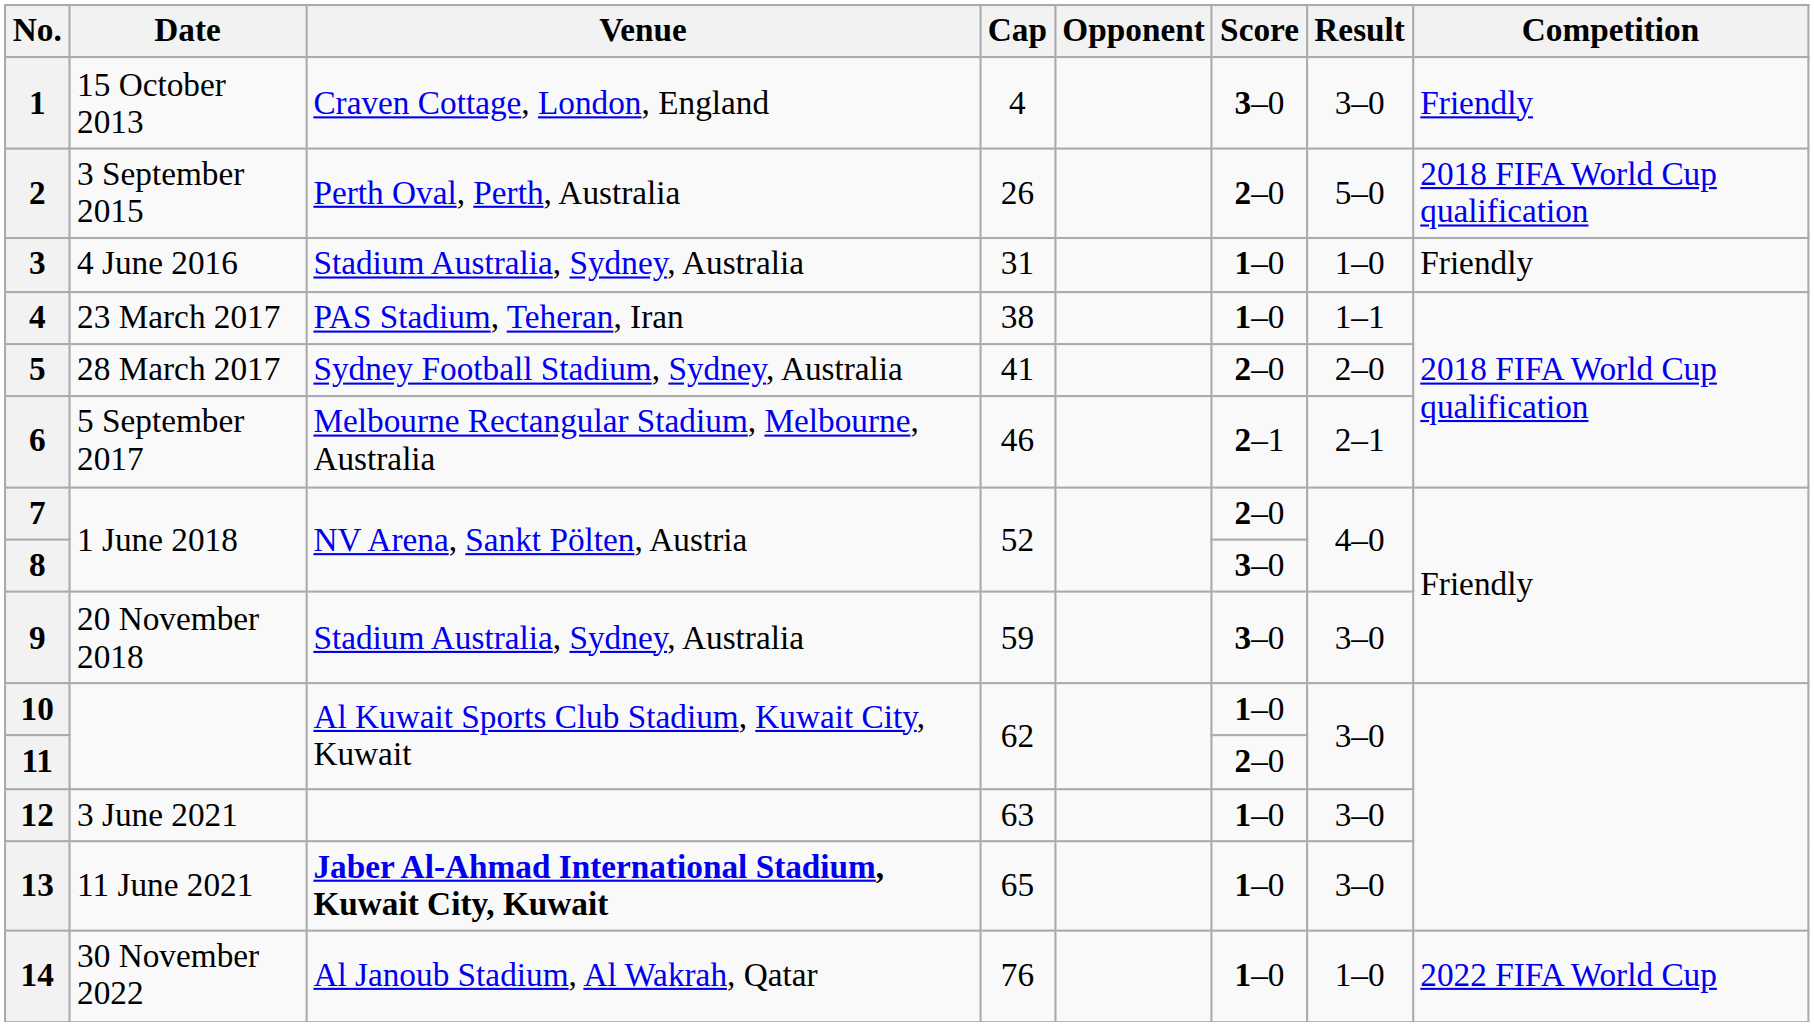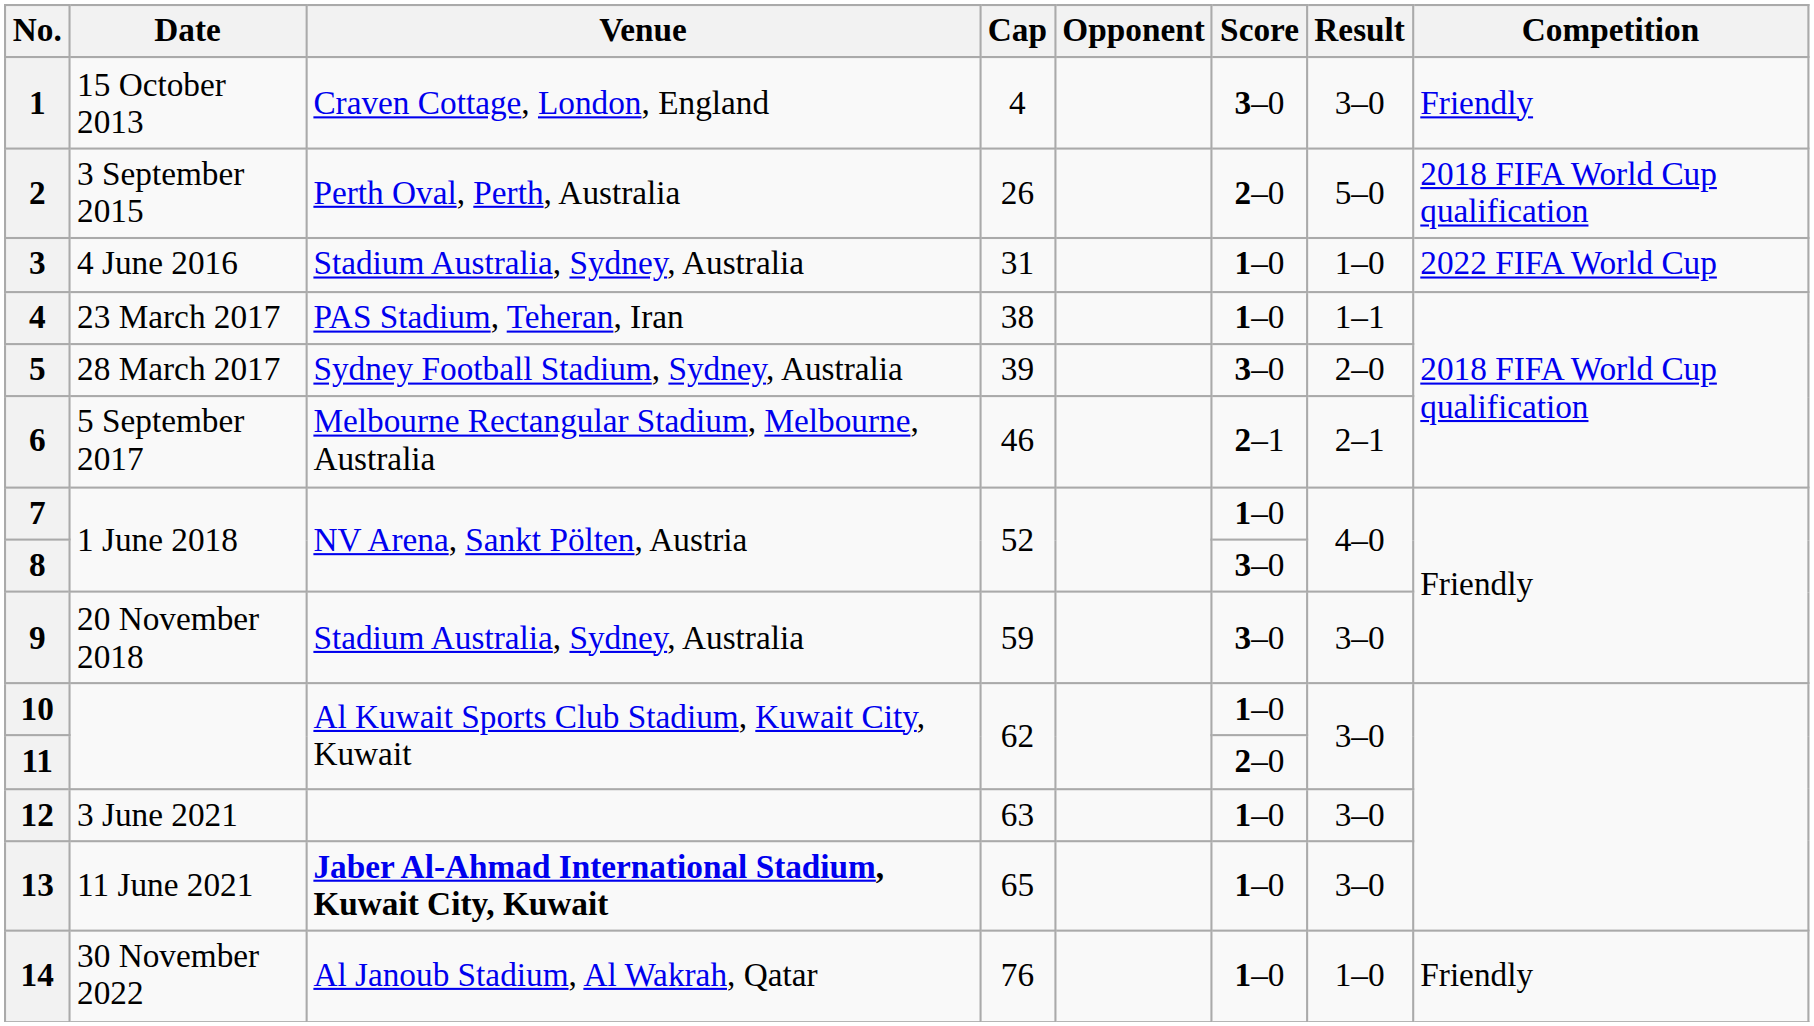(1477, 264) Friendly -> (1569, 264) 2022 FIFA World Cup
(1017, 369) 41 -> (1017, 369) 39
(1260, 369) 2–0 -> (1260, 369) 3–0
(1260, 512) 2–0 -> (1260, 512) 1–0
(1569, 975) 2022 FIFA World Cup -> (1477, 975) Friendly
